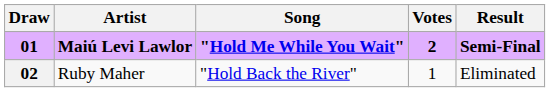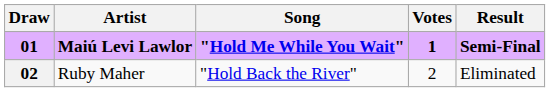(432, 45) 2 -> (432, 45) 1
(432, 73) 1 -> (432, 73) 2
